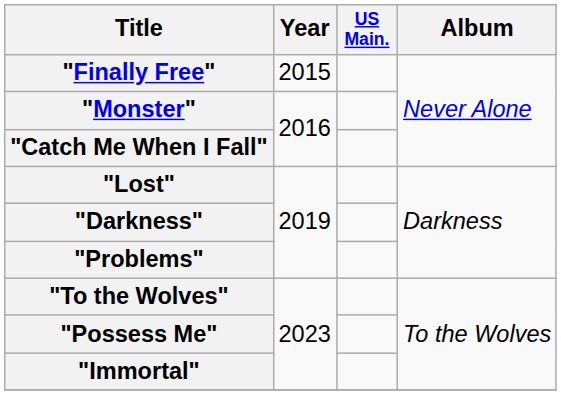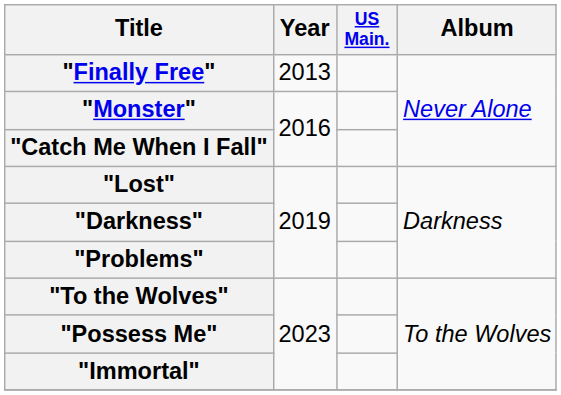(305, 72) 2015 -> (305, 72) 2013
